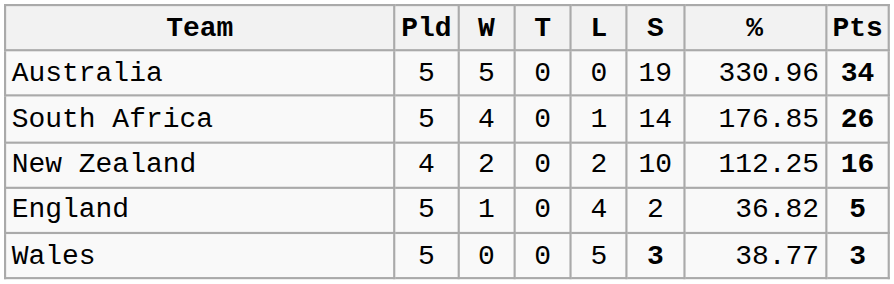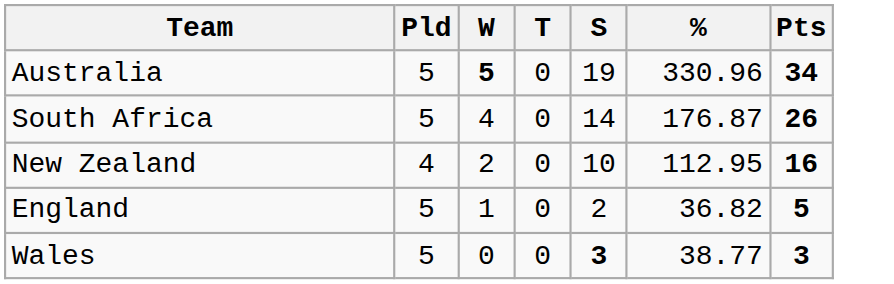- column: (599, 28)
(486, 73) normal -> (486, 73) bold
(769, 119) 176.85 -> (712, 119) 176.87
(769, 165) 112.25 -> (712, 165) 112.95
